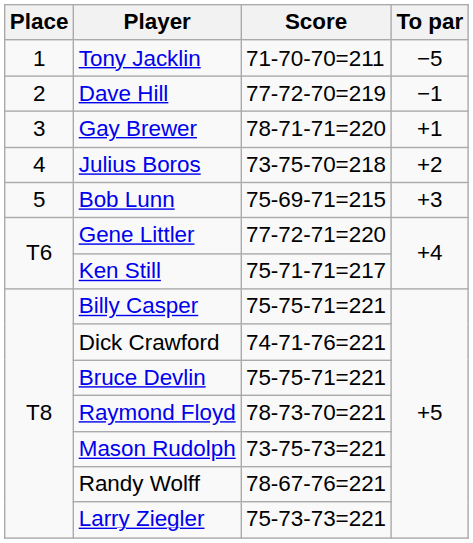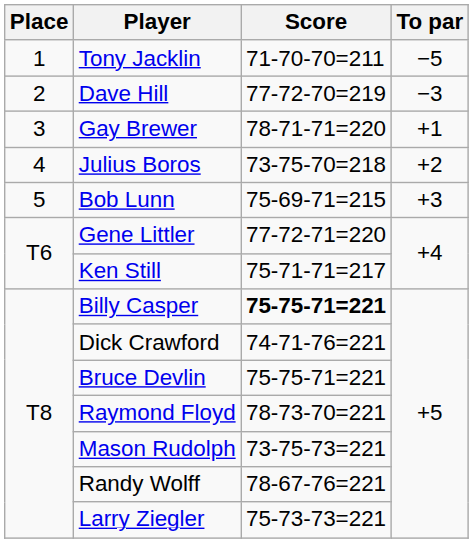(430, 93) −1 -> (430, 93) −3
(316, 306) normal -> (316, 306) bold
